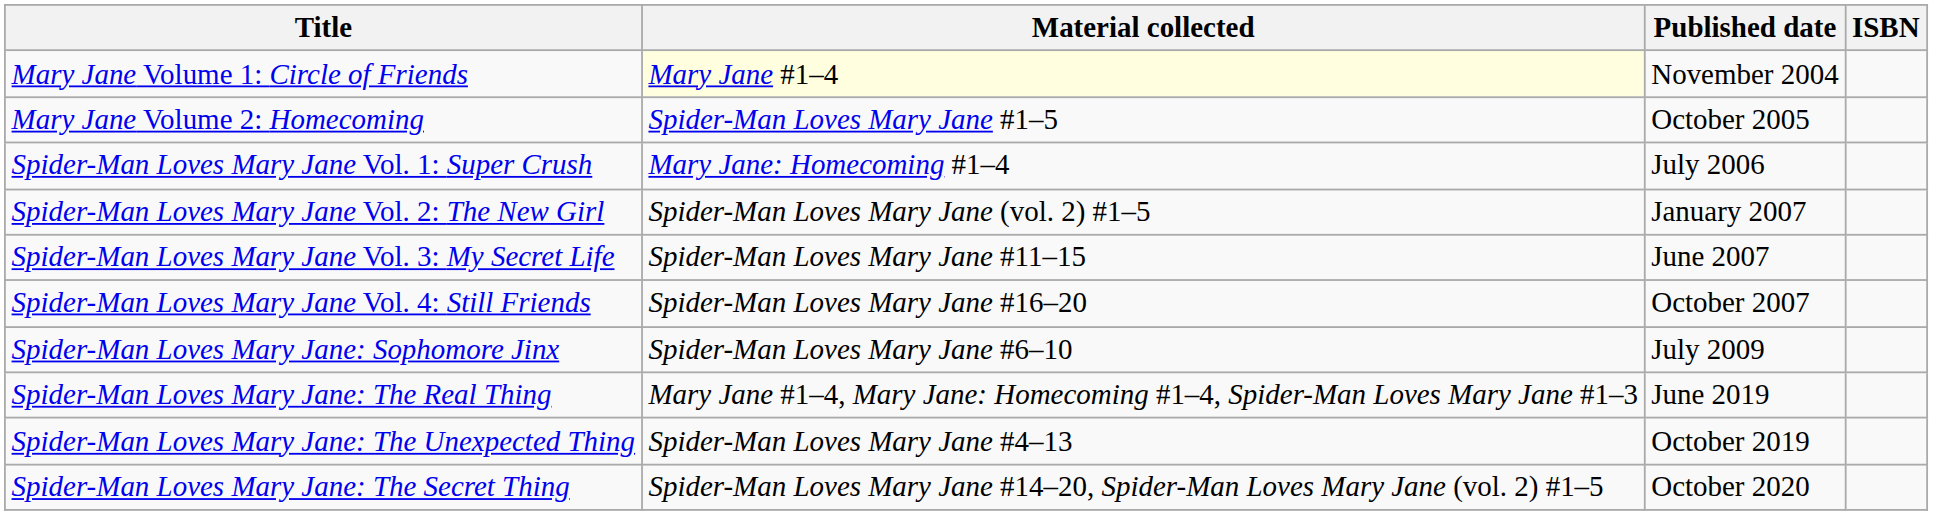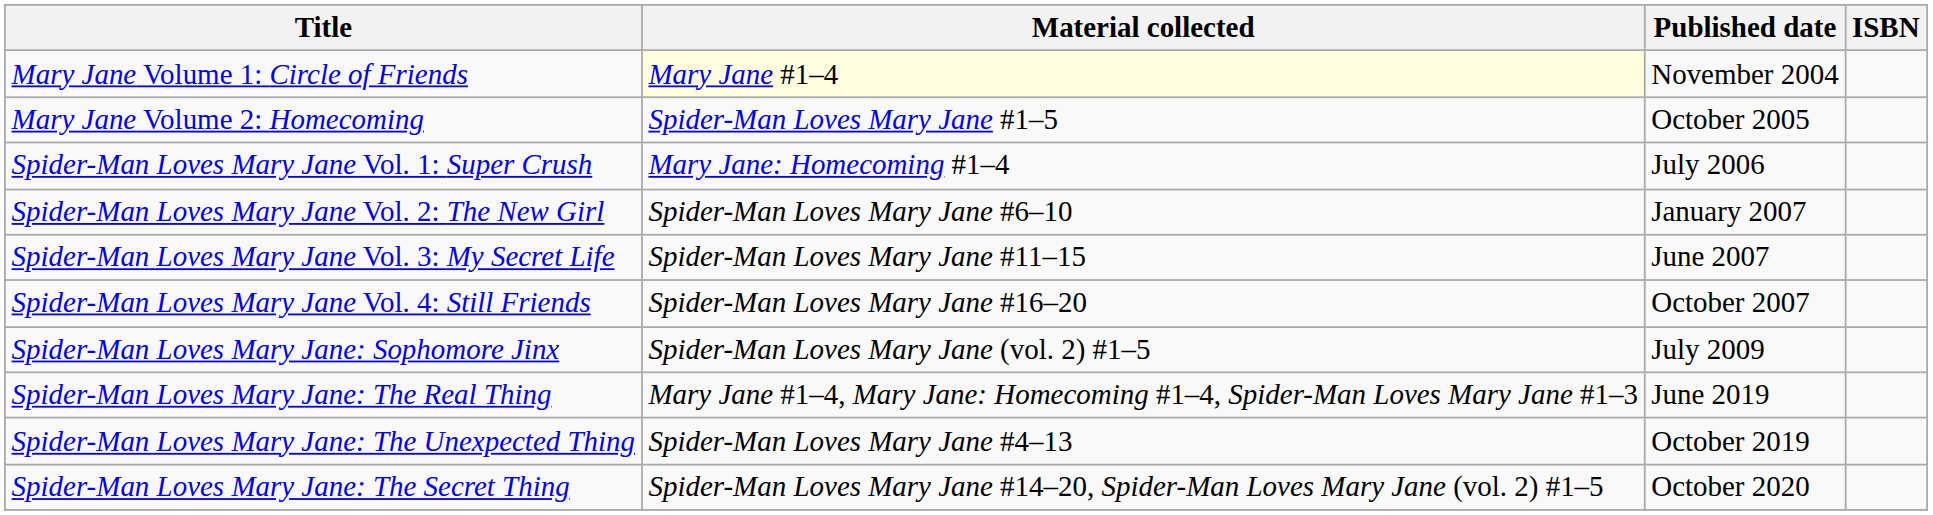(899, 211) Spider-Man Loves Mary Jane (vol. 2) #1–5 -> (860, 211) Spider-Man Loves Mary Jane #6–10
(860, 348) Spider-Man Loves Mary Jane #6–10 -> (899, 348) Spider-Man Loves Mary Jane (vol. 2) #1–5
